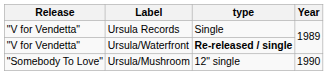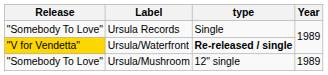(43, 29) "V for Vendetta" -> (55, 29) "Somebody To Love"
(43, 45) no background -> (43, 45) gold background
(309, 62) 1990 -> (309, 62) 1989
